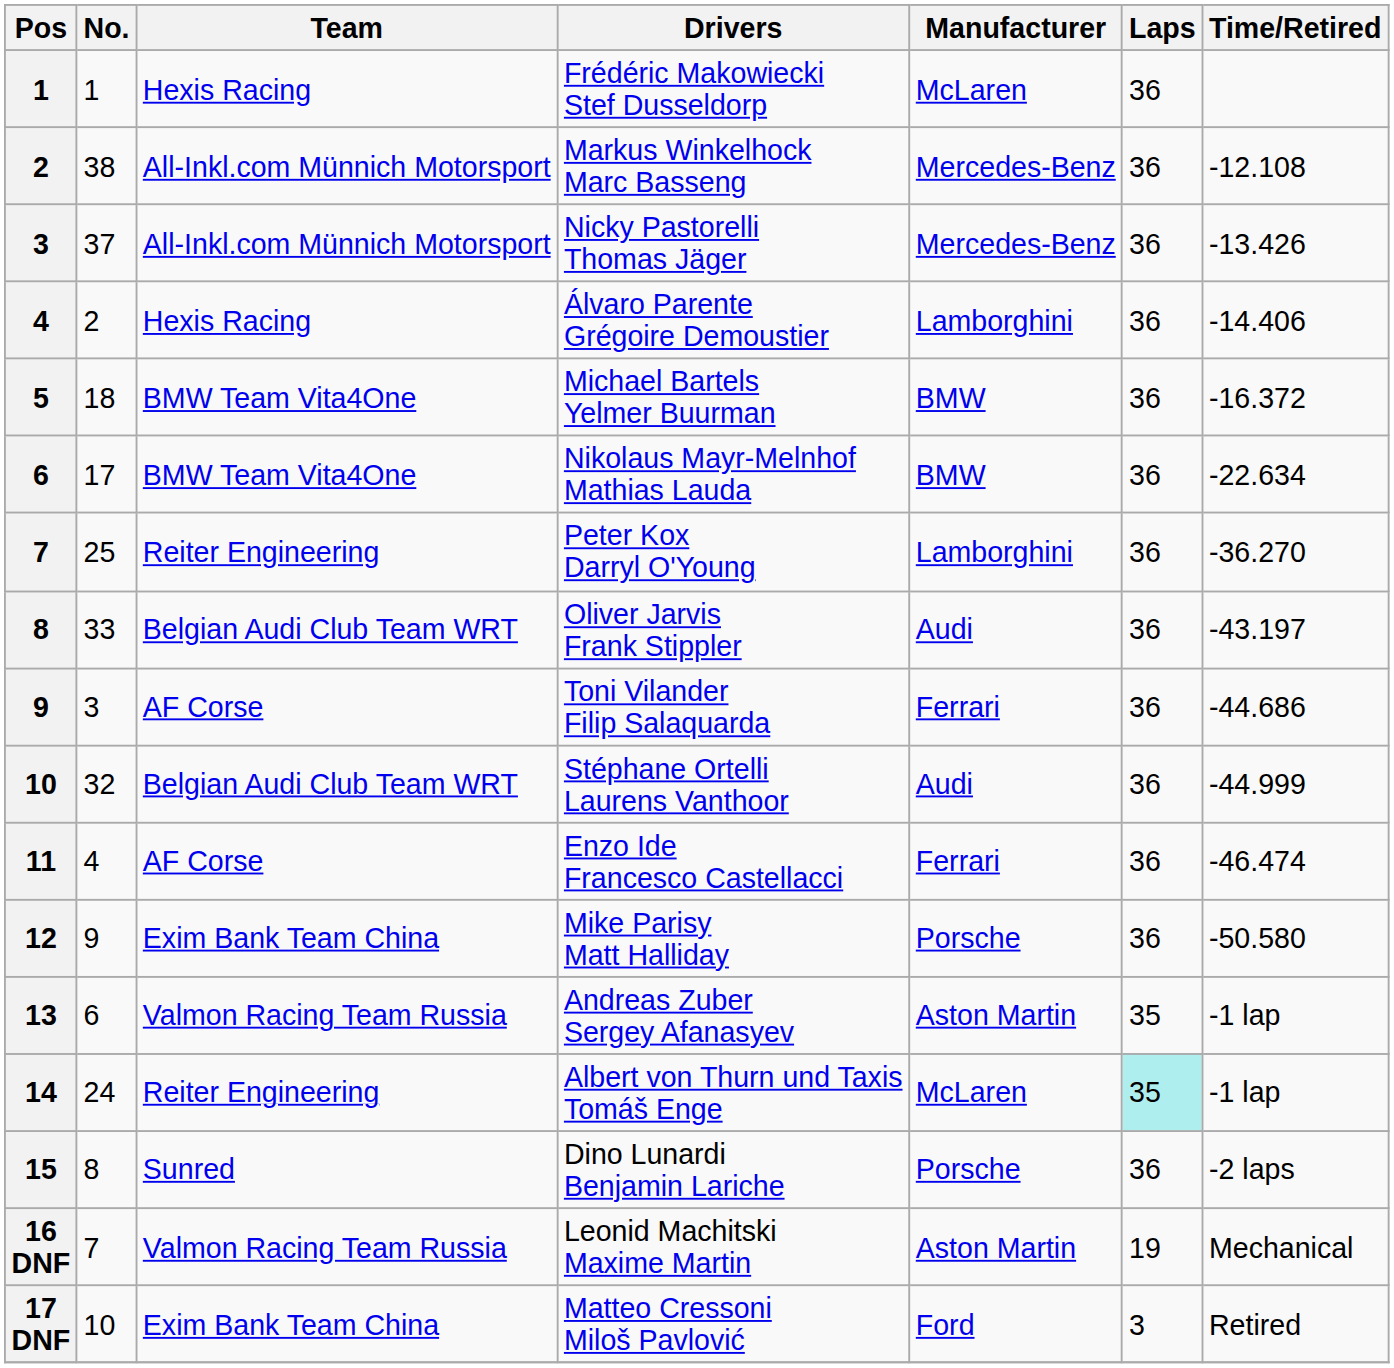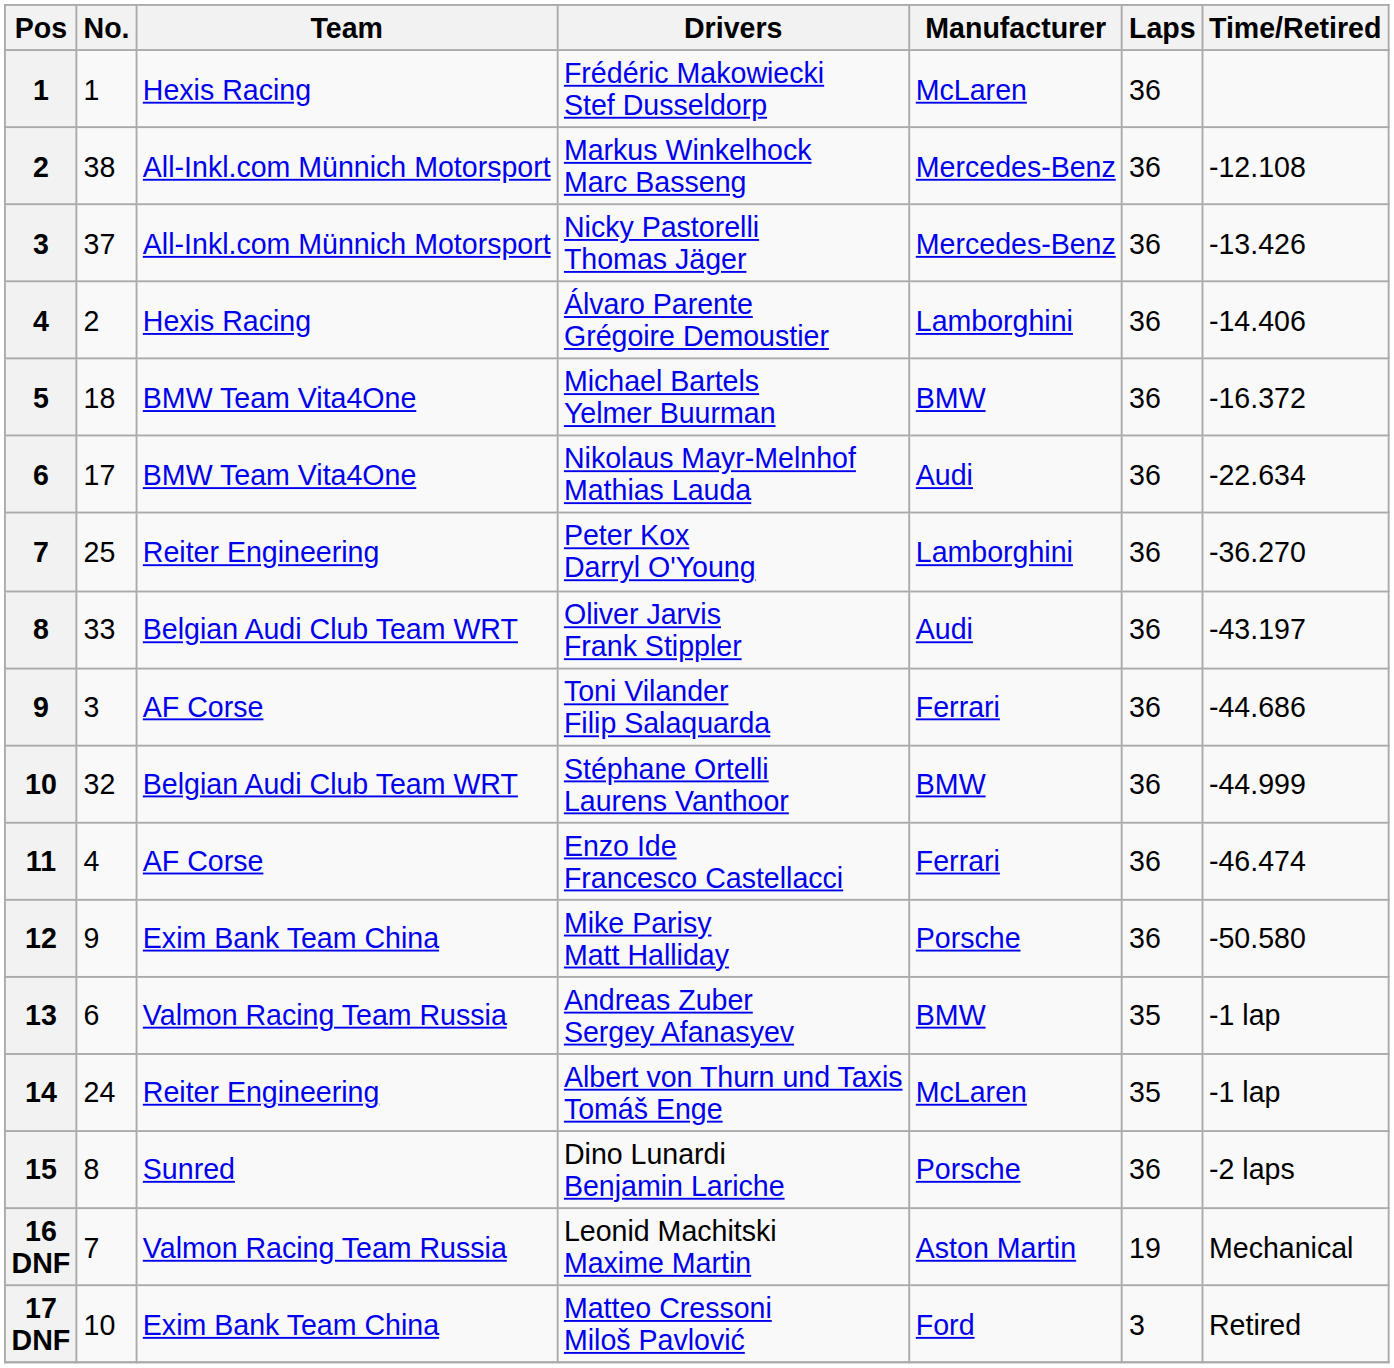(951, 475) BMW -> (944, 475) Audi
(944, 784) Audi -> (951, 784) BMW
(996, 1015) Aston Martin -> (951, 1015) BMW
(1145, 1093) paleturquoise background -> (1145, 1093) no background
